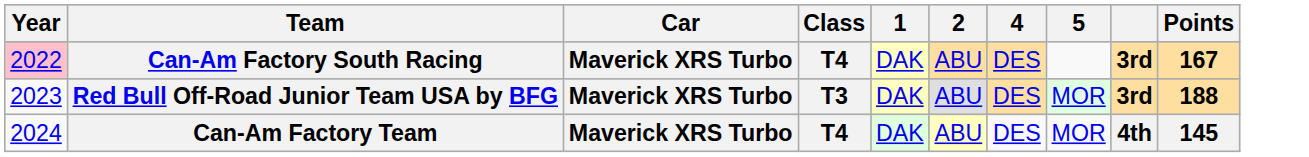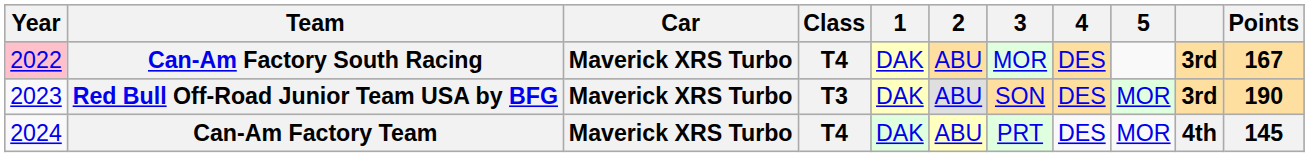+ column: (1020, 24)
(1199, 97) 188 -> (1264, 97) 190
